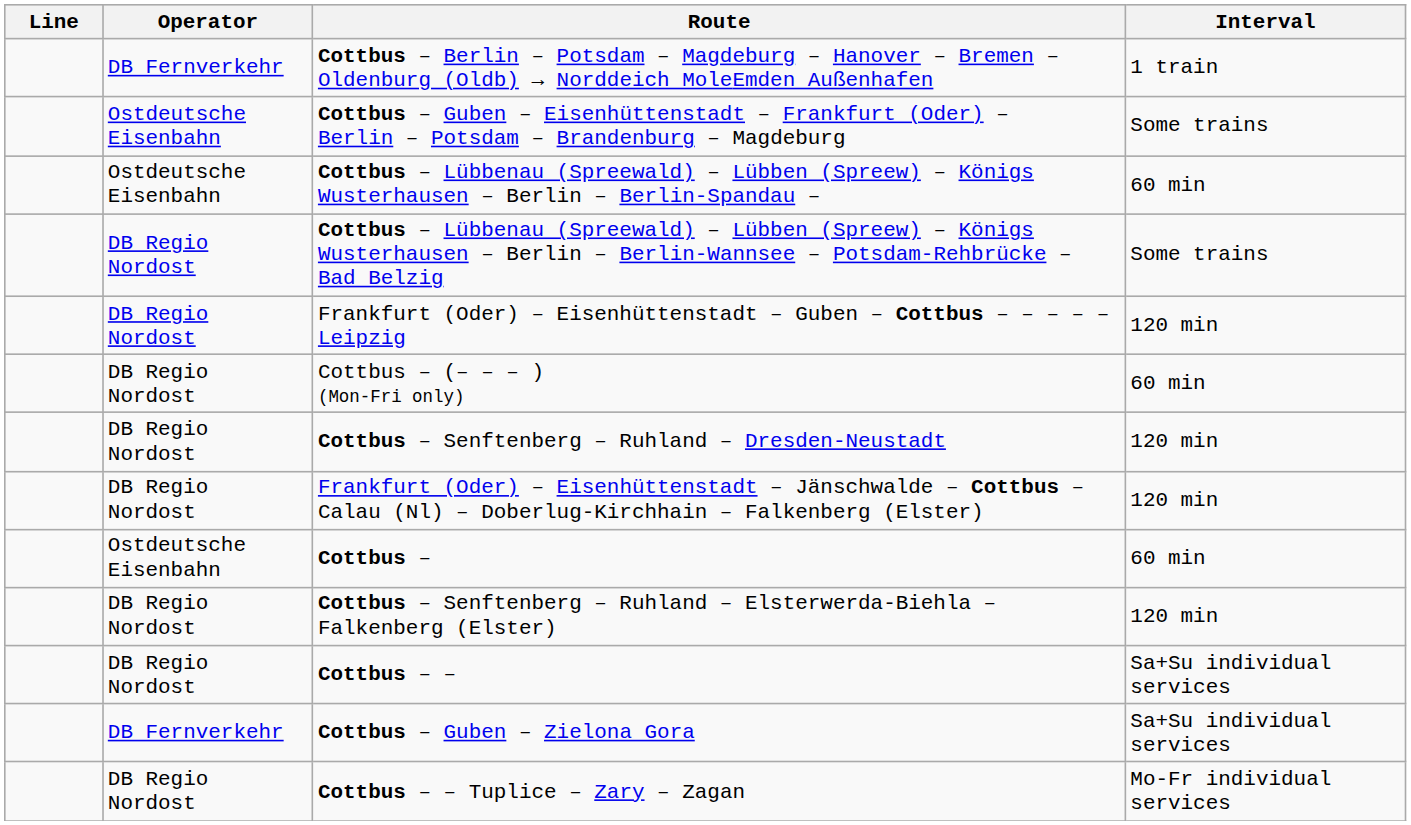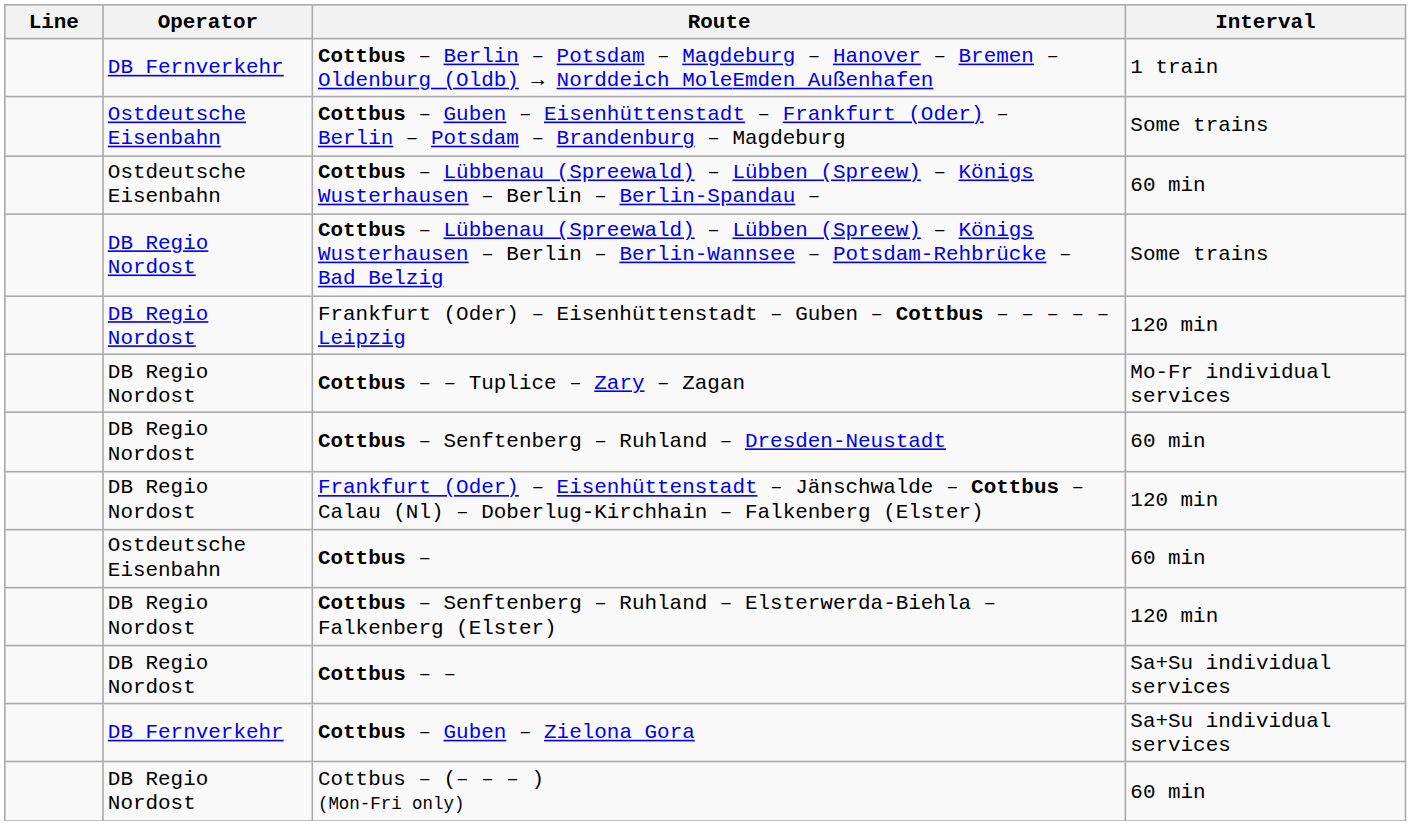rows swapped: (431, 383) <-> (531, 791)
(1174, 442) 120 min -> (1168, 442) 60 min
